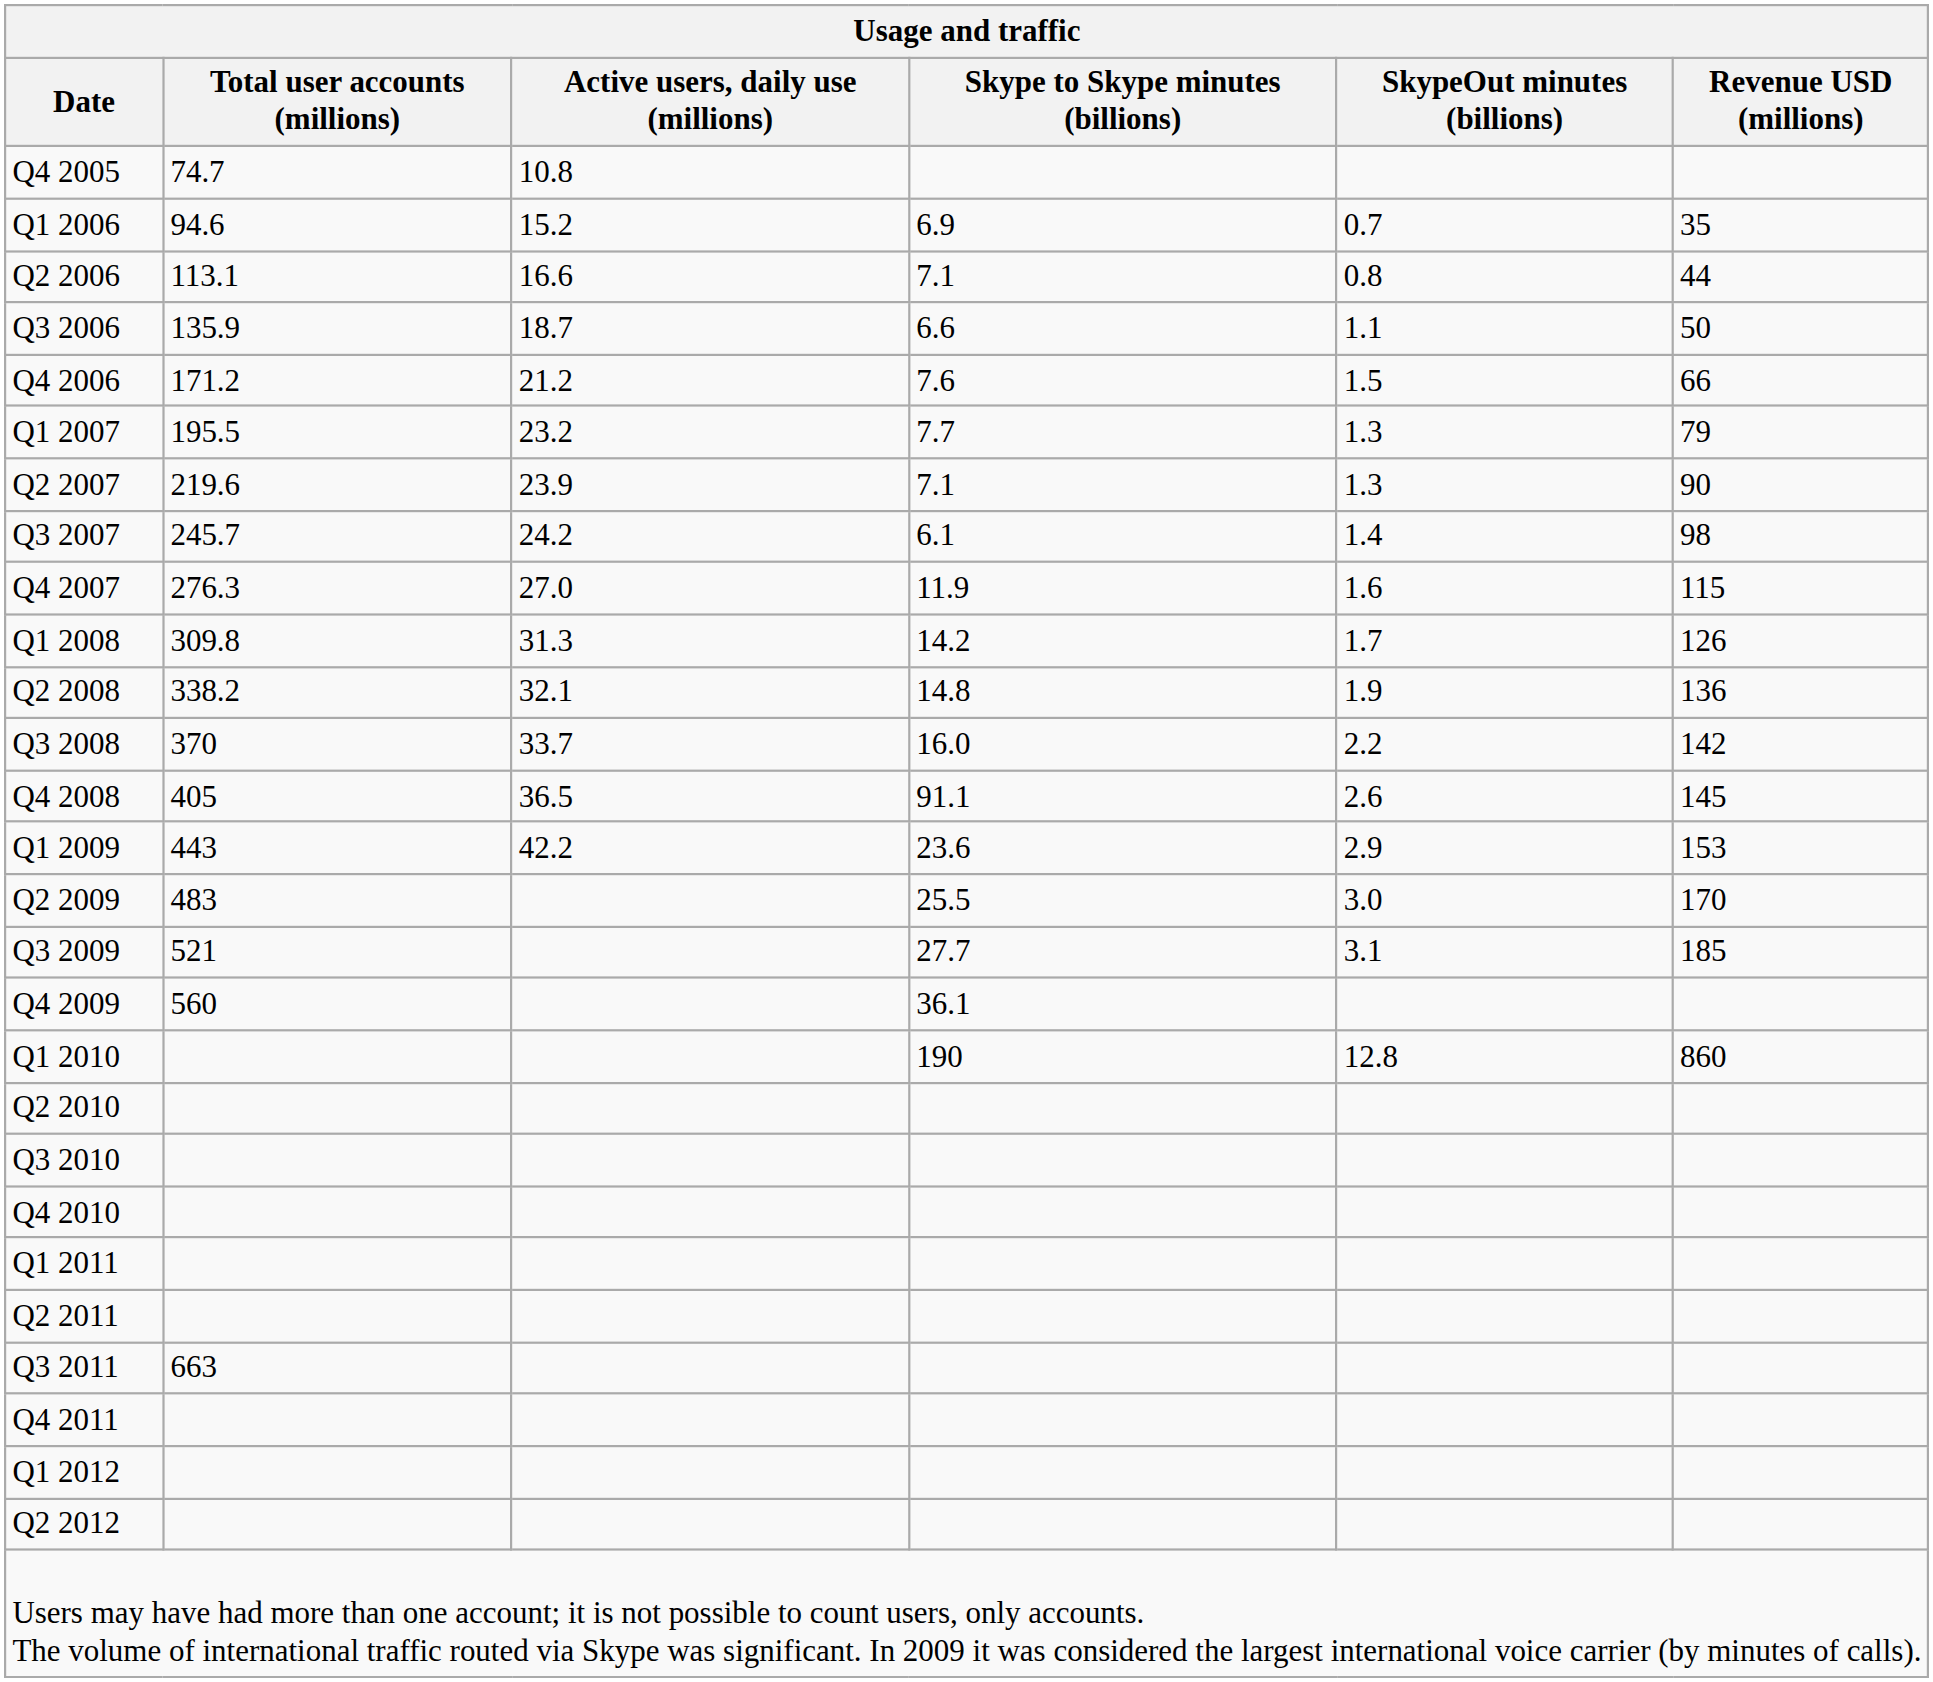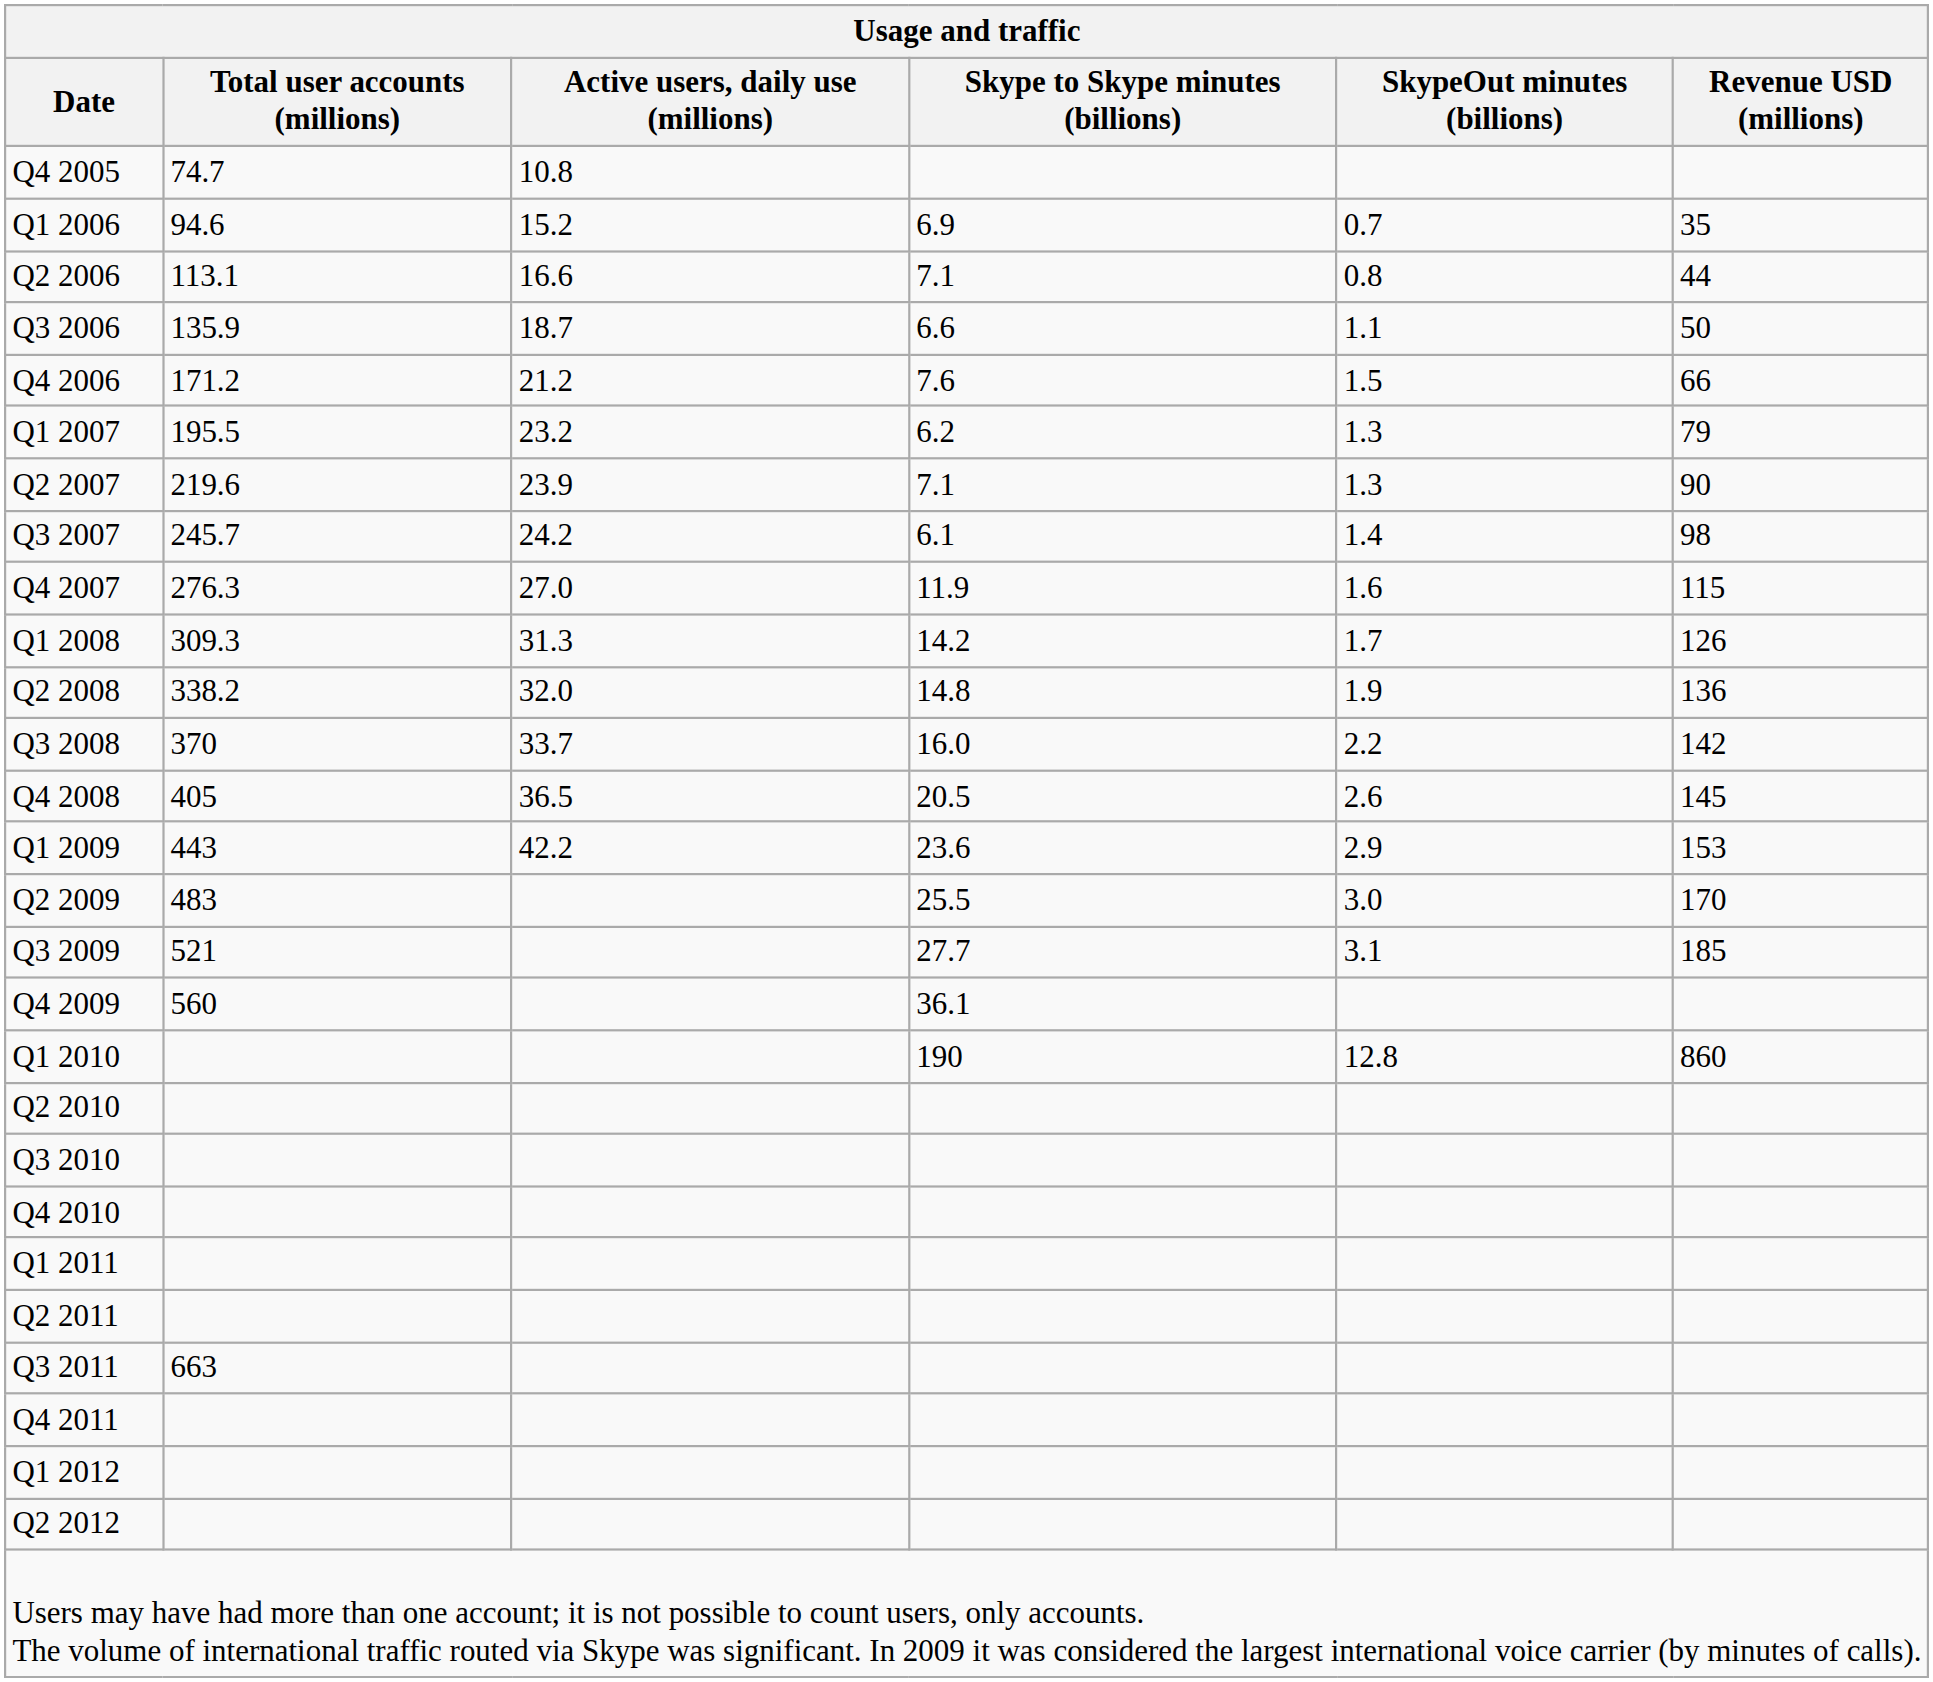(936, 431) 7.7 -> (936, 431) 6.2
(205, 639) 309.8 -> (205, 639) 309.3
(546, 691) 32.1 -> (546, 691) 32.0
(943, 795) 91.1 -> (943, 795) 20.5
